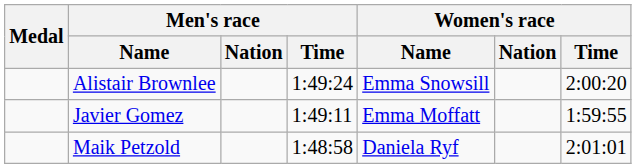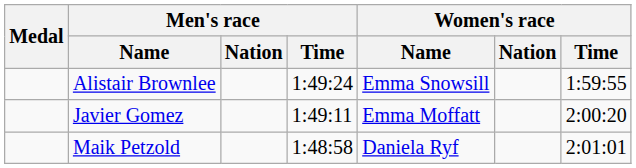(596, 83) 2:00:20 -> (596, 83) 1:59:55
(596, 115) 1:59:55 -> (596, 115) 2:00:20
